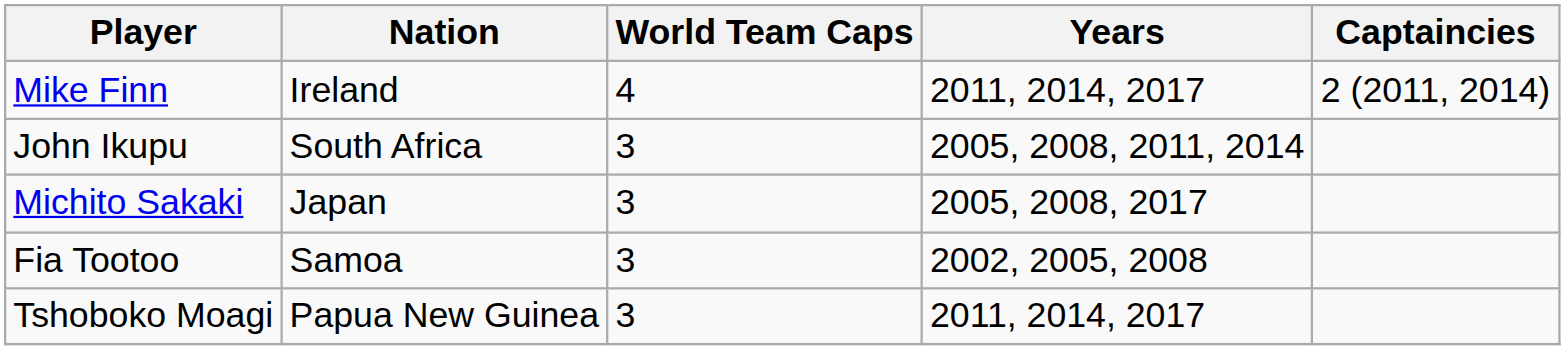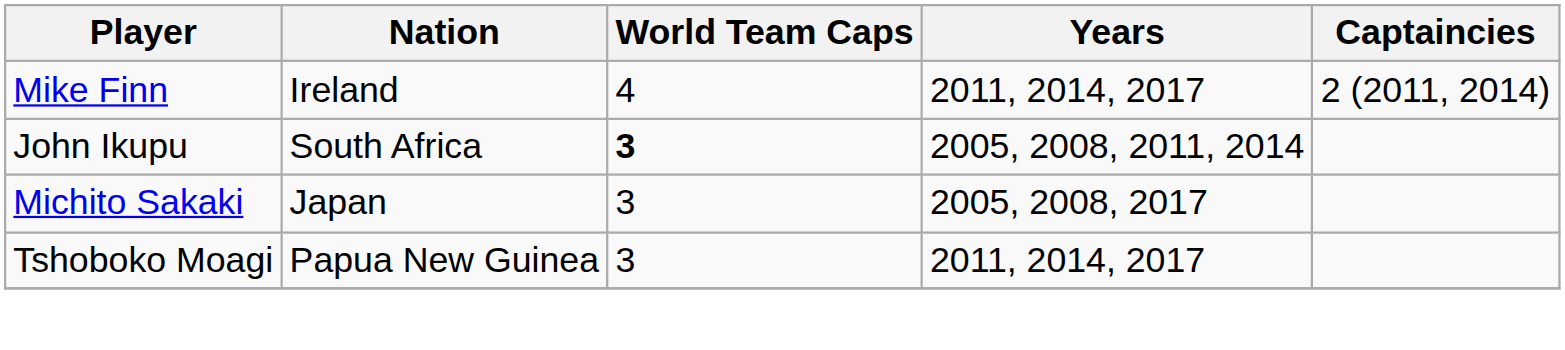(625, 145) normal -> (625, 145) bold
- row: (96, 259)
